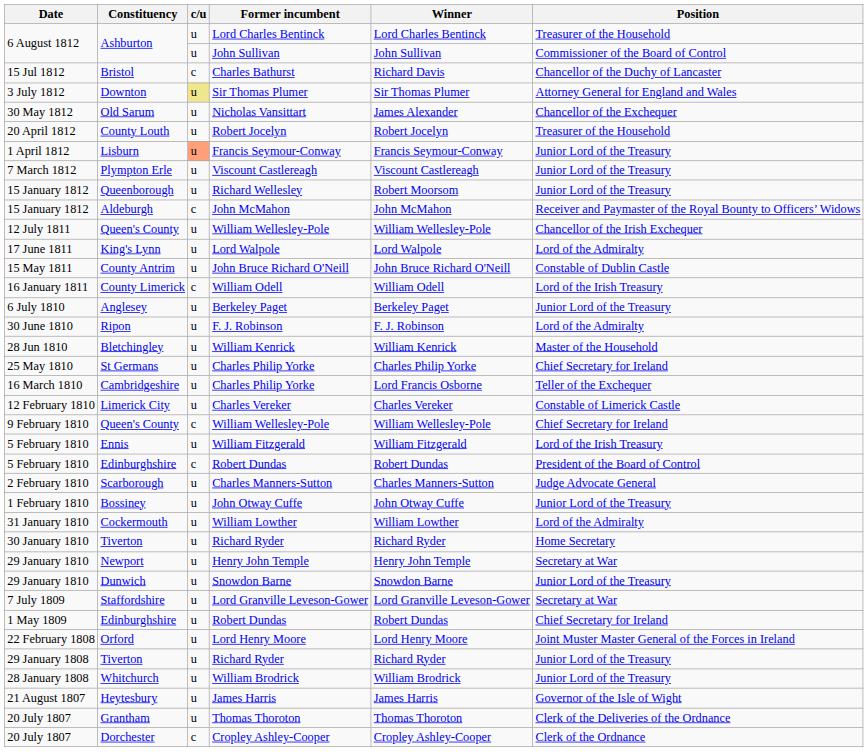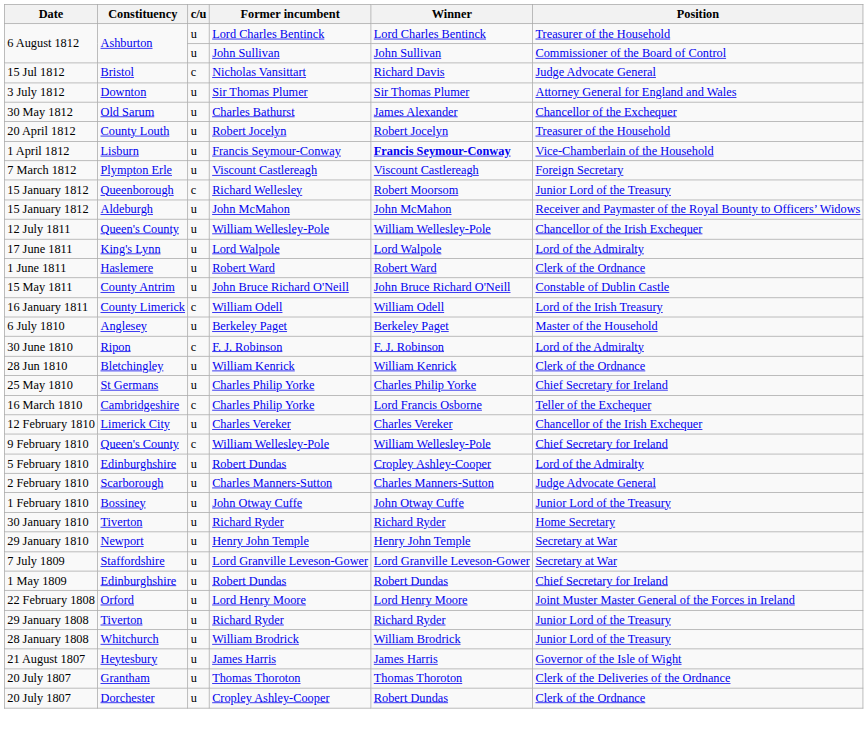(253, 72) Charles Bathurst -> (259, 72) Nicholas Vansittart
(628, 72) Chancellor of the Duchy of Lancaster -> (596, 72) Judge Advocate General
(194, 92) khaki background -> (194, 92) no background
(259, 111) Nicholas Vansittart -> (253, 111) Charles Bathurst
(194, 151) lightsalmon background -> (194, 151) no background
(438, 151) normal -> (442, 151) bold
(603, 151) Junior Lord of the Treasury -> (625, 151) Vice-Chamberlain of the Household
(603, 170) Junior Lord of the Treasury -> (579, 170) Foreign Secretary
(194, 190) u -> (193, 190) c
(193, 209) c -> (194, 209) u
+ row: (37, 268)
(603, 307) Junior Lord of the Treasury -> (597, 326) Master of the Household
(194, 326) u -> (193, 346) c
(597, 346) Master of the Household -> (590, 365) Clerk of the Ordnance
(194, 385) u -> (193, 405) c
(608, 405) Constable of Limerick Castle -> (619, 424) Chancellor of the Irish Exchequer
- row: (48, 444)
(193, 463) c -> (194, 463) u
(411, 463) Robert Dundas -> (432, 463) Cropley Ashley-Cooper
(618, 463) President of the Board of Control -> (590, 463) Lord of the Admiralty
- row: (48, 522)
- row: (48, 580)
(193, 737) c -> (194, 698) u
(432, 737) Cropley Ashley-Cooper -> (411, 698) Robert Dundas
